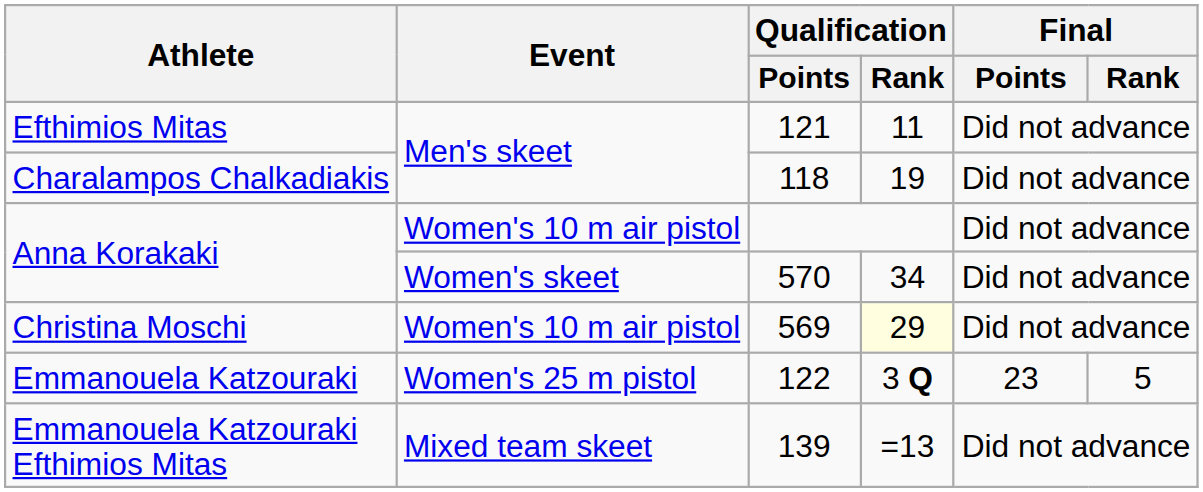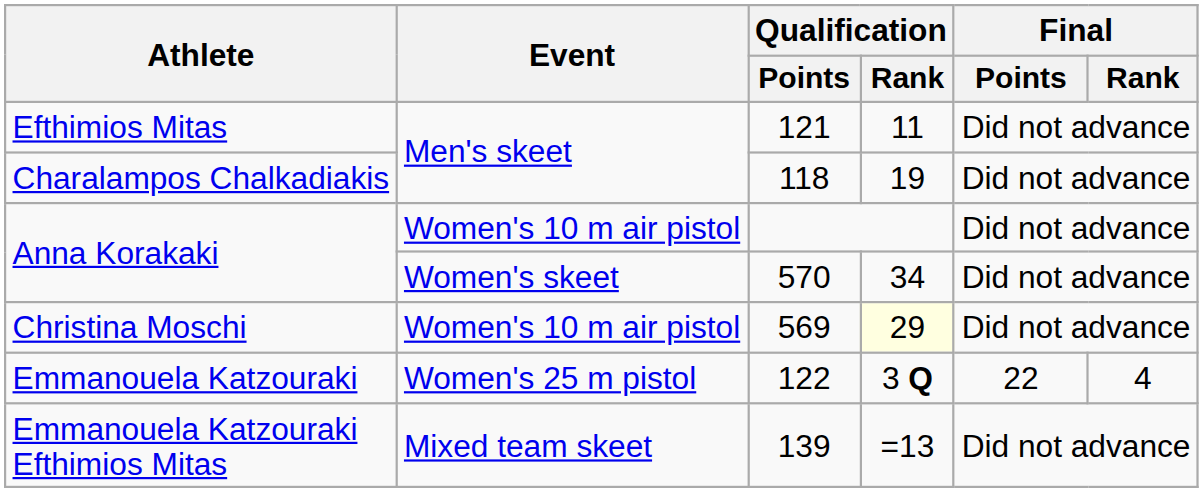(1021, 378) 23 -> (1021, 378) 22
(1143, 378) 5 -> (1143, 378) 4
